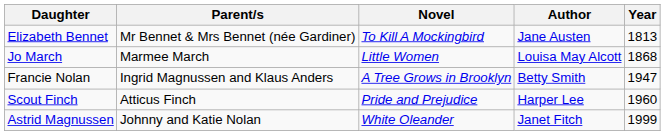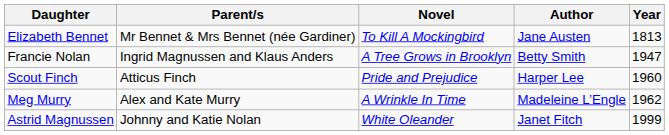- row: (35, 57)
+ row: (39, 99)
